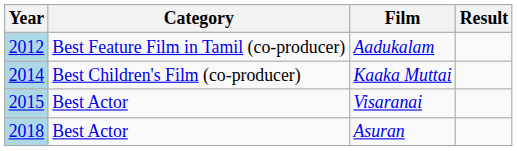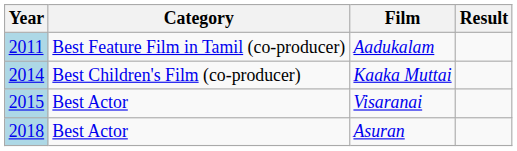(26, 46) 2012 -> (26, 46) 2011
